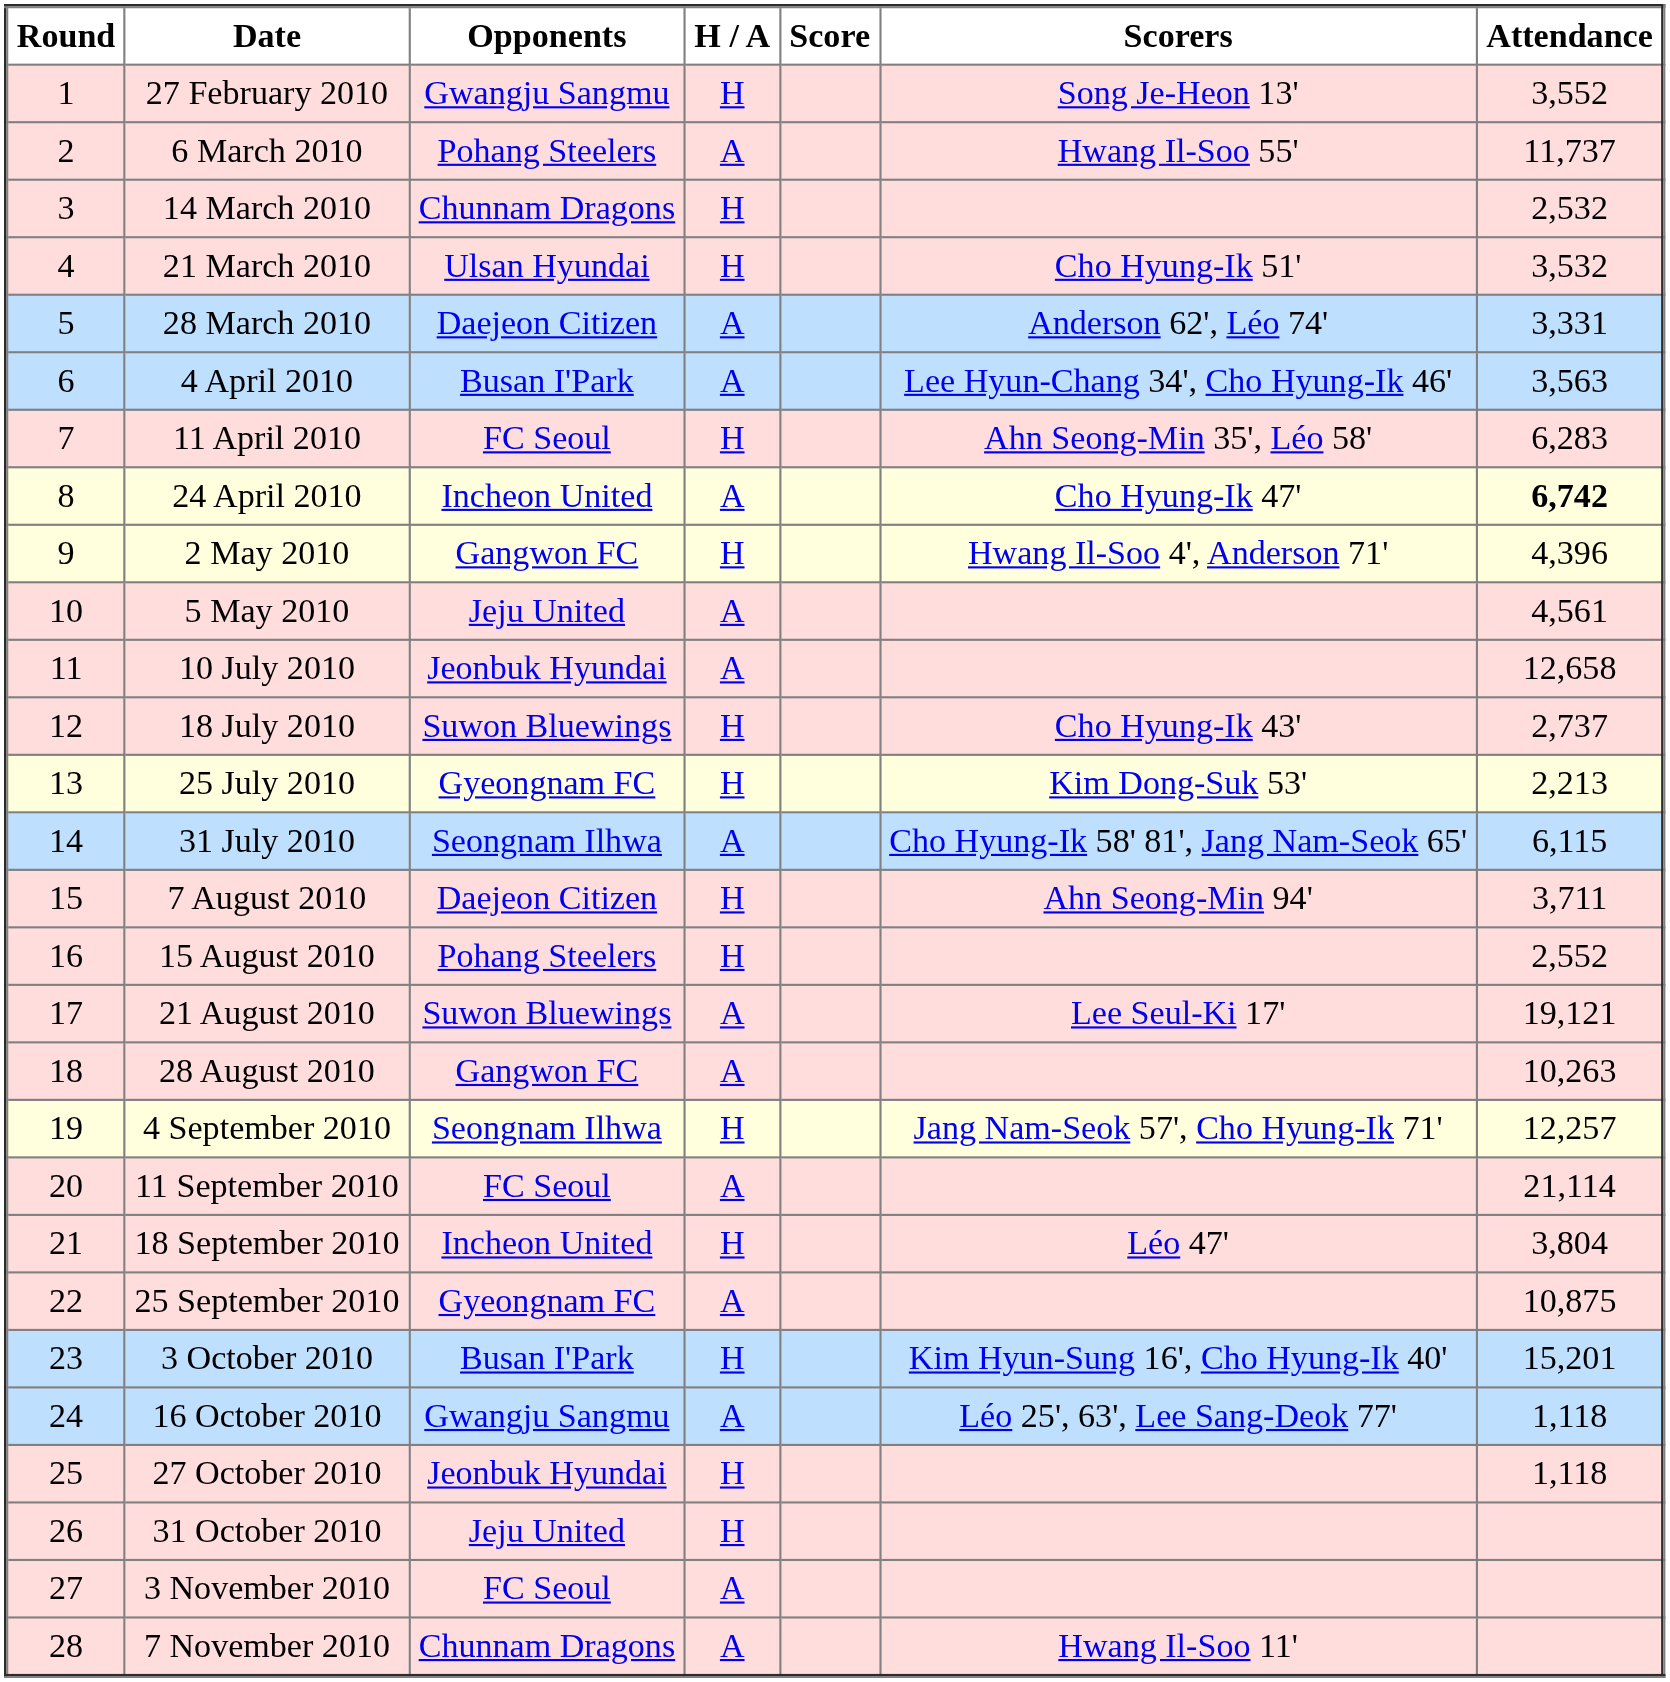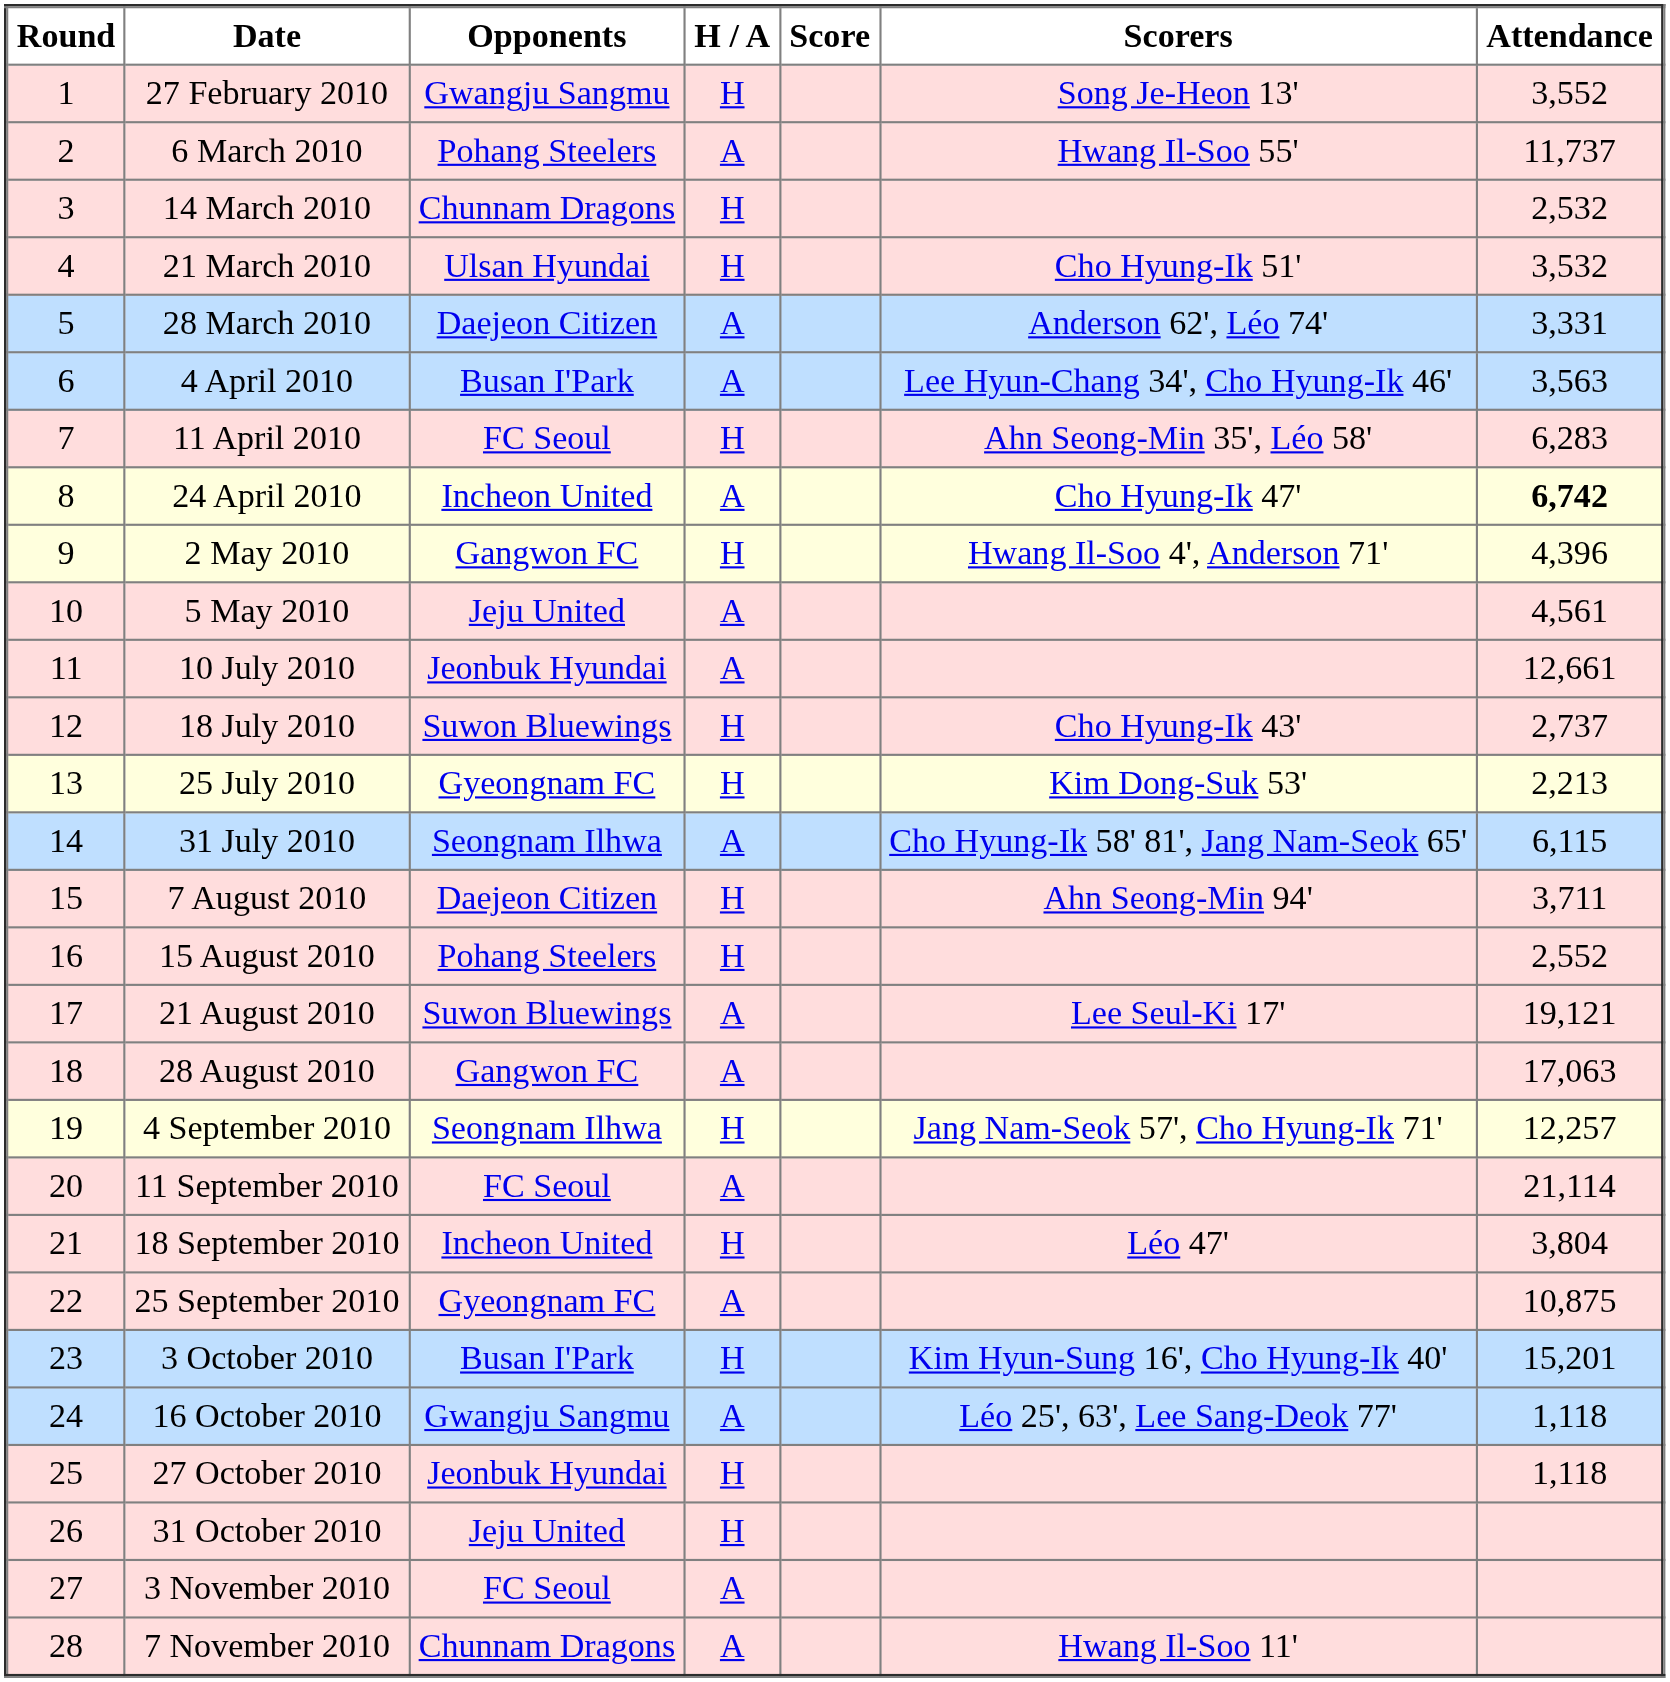(1570, 667) 12,658 -> (1570, 667) 12,661
(1570, 1070) 10,263 -> (1570, 1070) 17,063
